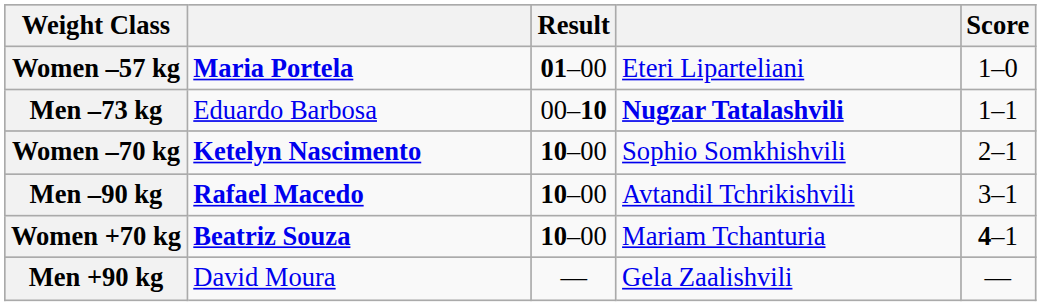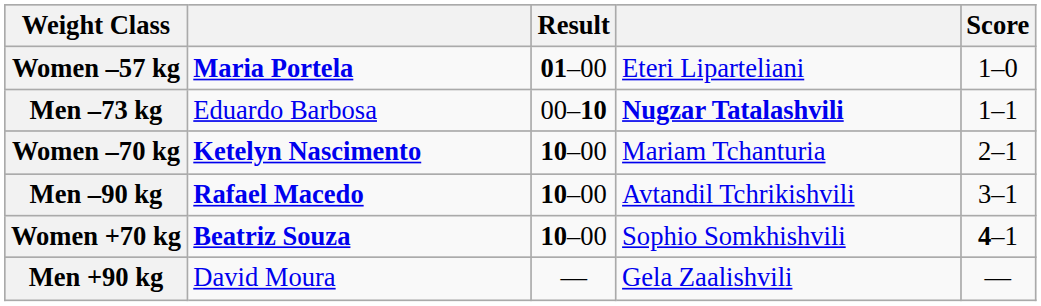(734, 151) Sophio Somkhishvili -> (724, 151) Mariam Tchanturia
(724, 236) Mariam Tchanturia -> (734, 236) Sophio Somkhishvili
